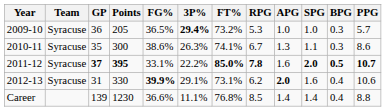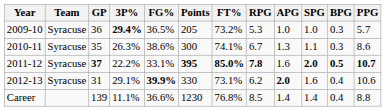columns swapped: (126, 13) <-> (195, 13)
